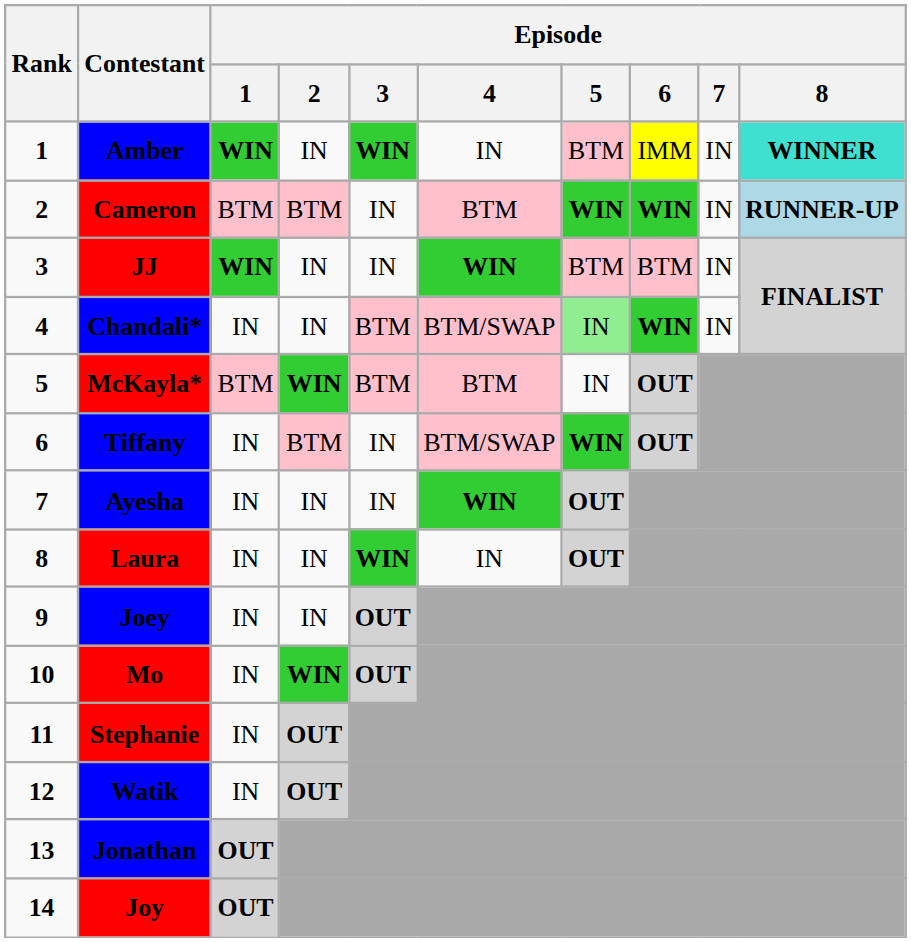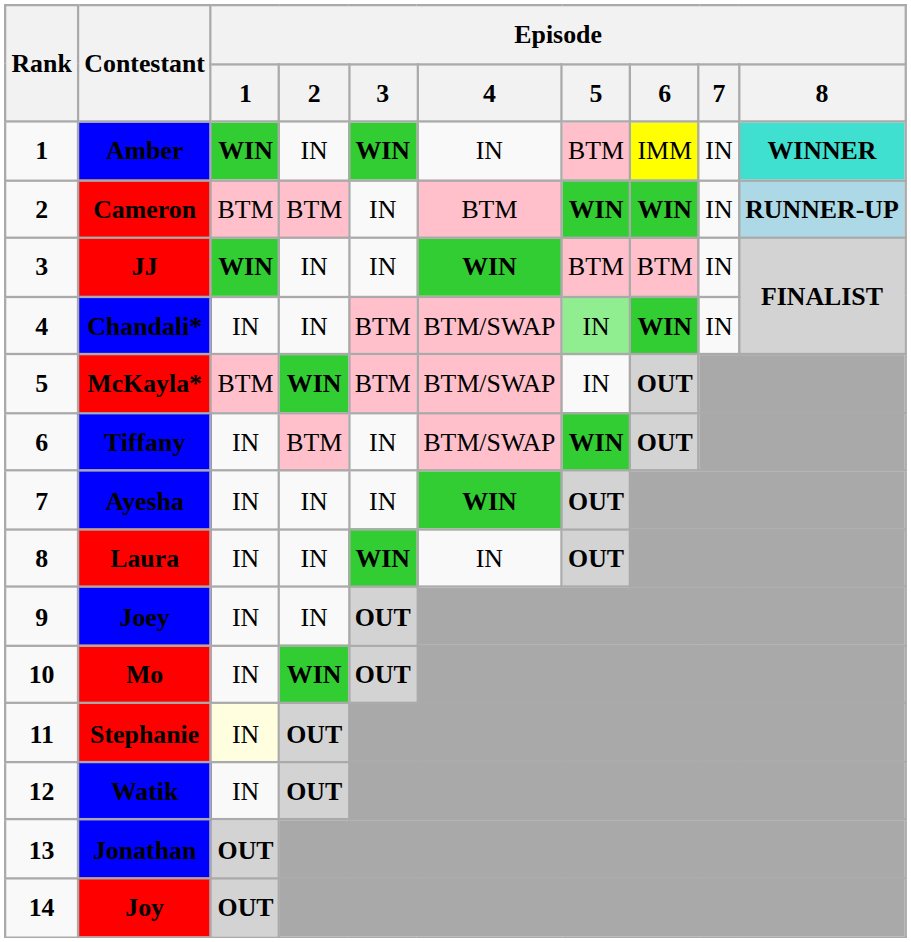(489, 384) BTM -> (489, 384) BTM/SWAP
(246, 733) no background -> (246, 733) lightyellow background
